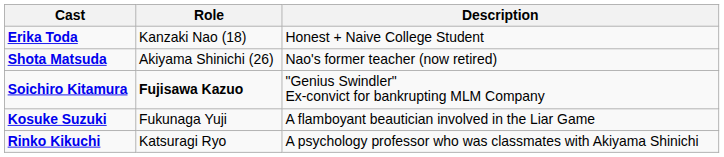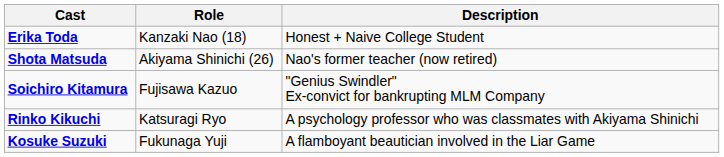(191, 89) bold -> (188, 89) normal
rows swapped: (57, 119) <-> (54, 141)
